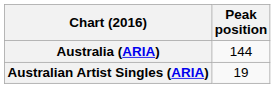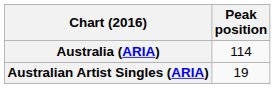(241, 51) 144 -> (241, 51) 114
